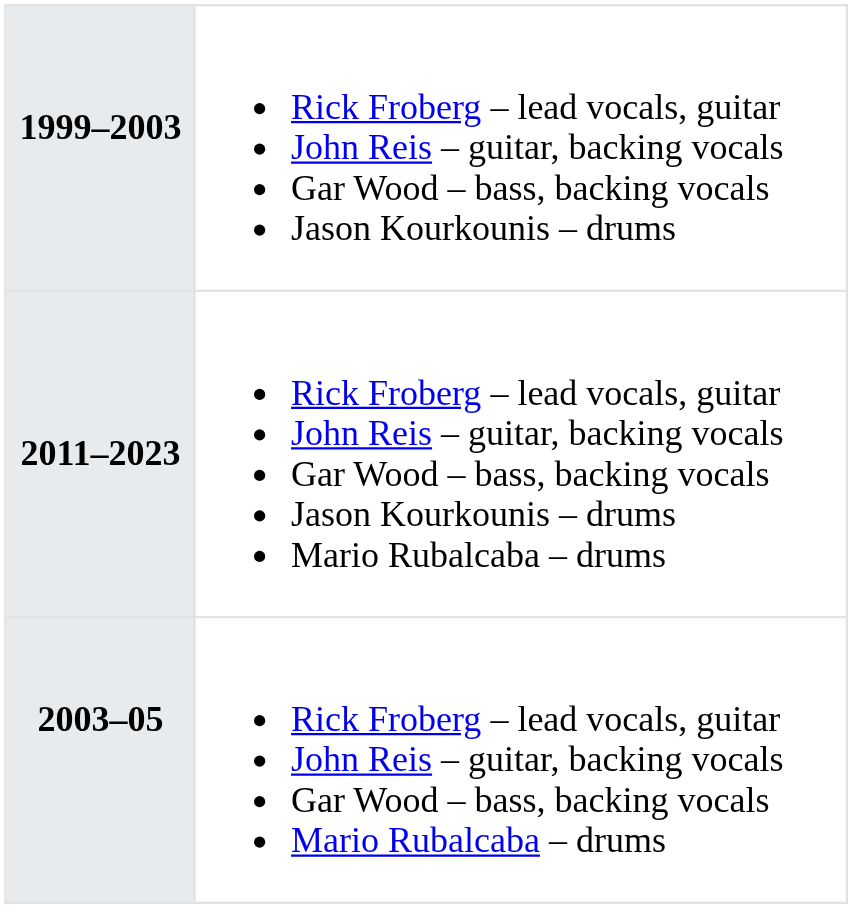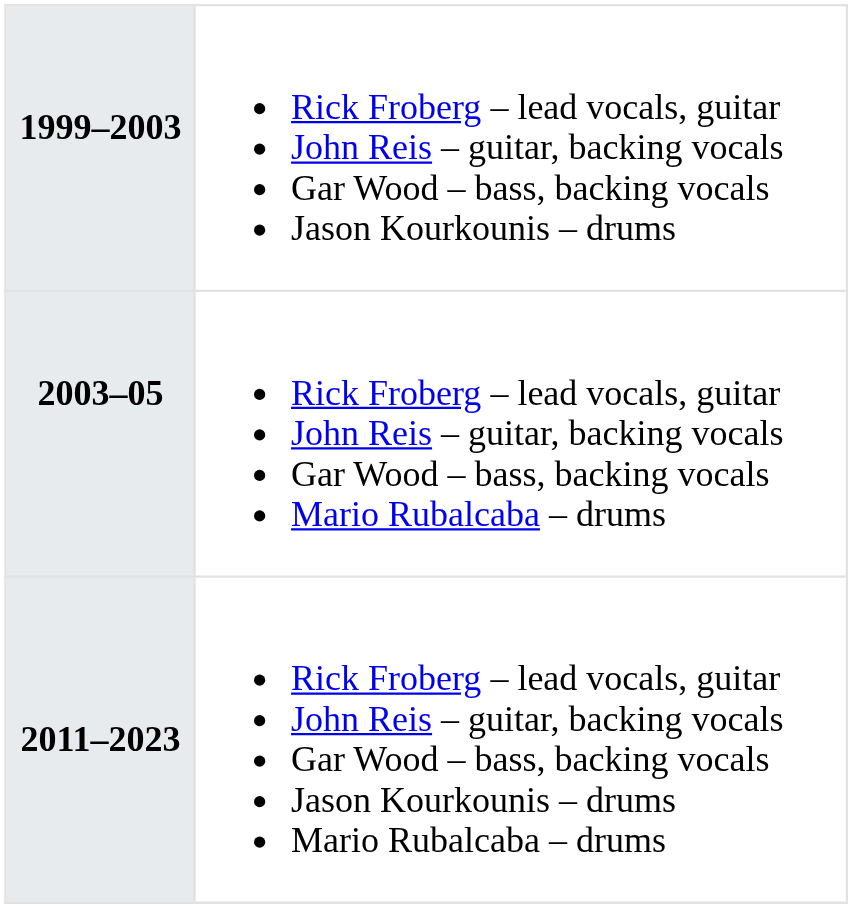rows swapped: (100, 718) <-> (100, 453)
